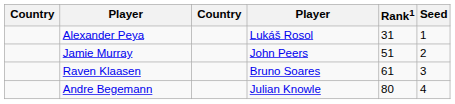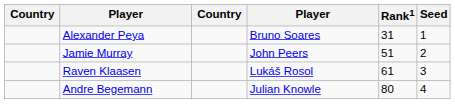(281, 35) Lukáš Rosol -> (285, 35) Bruno Soares
(285, 71) Bruno Soares -> (281, 71) Lukáš Rosol
